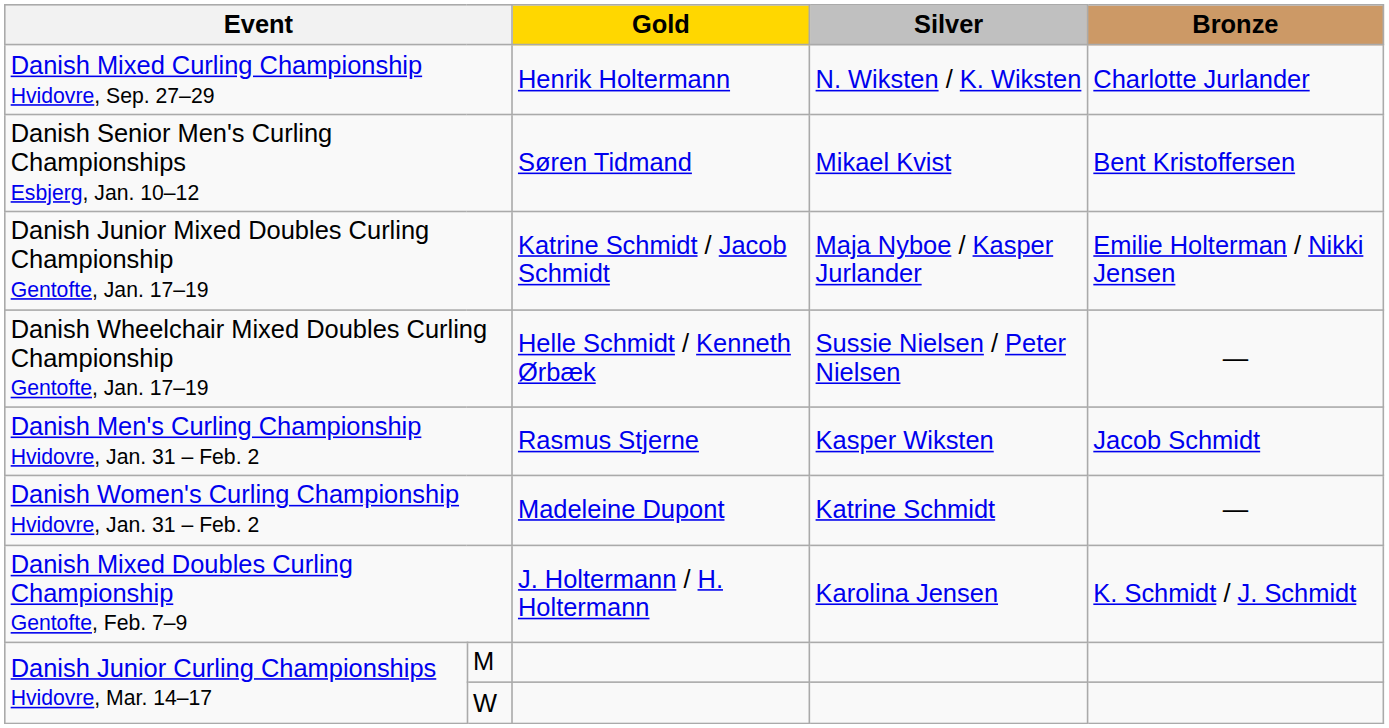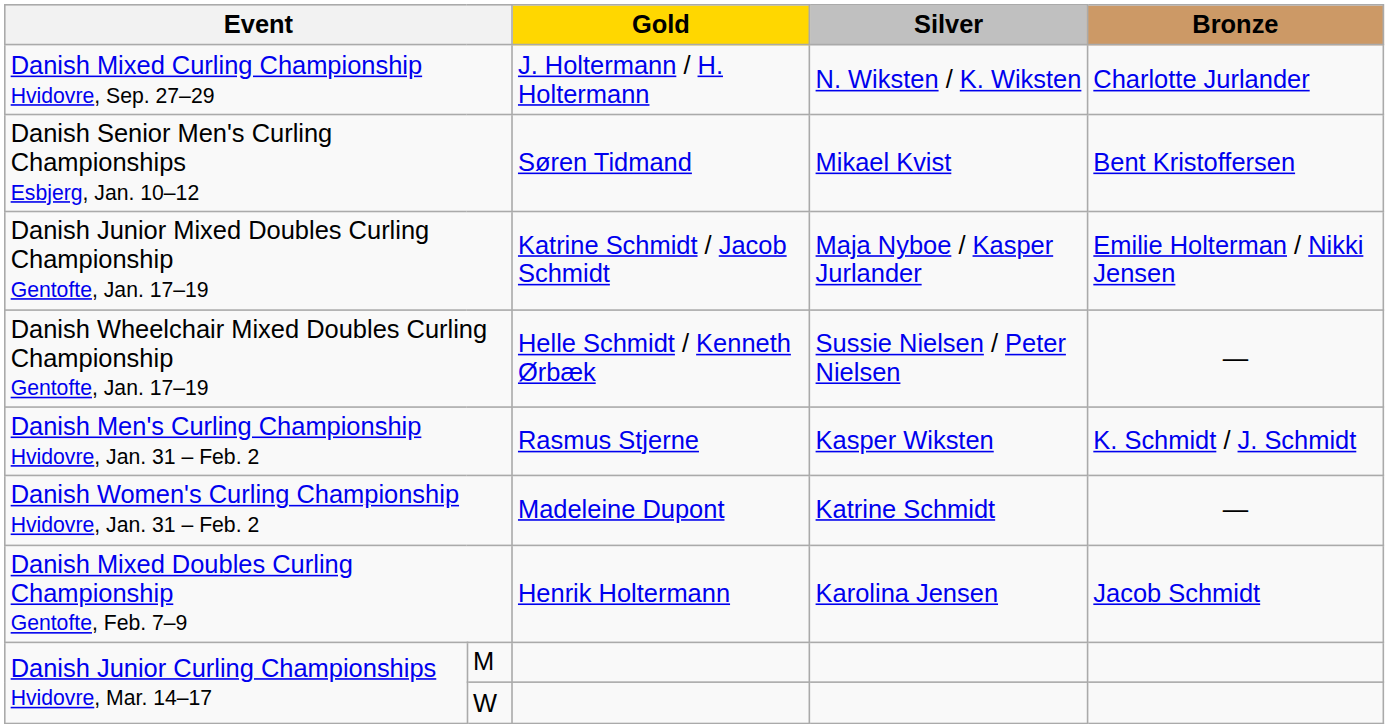(624, 79) Henrik Holtermann -> (620, 79) J. Holtermann / H. Holtermann
(1177, 441) Jacob Schmidt -> (1225, 441) K. Schmidt / J. Schmidt
(620, 593) J. Holtermann / H. Holtermann -> (624, 593) Henrik Holtermann
(1225, 593) K. Schmidt / J. Schmidt -> (1177, 593) Jacob Schmidt
